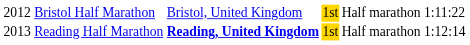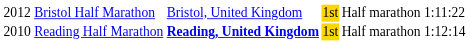(17, 31) 2013 -> (17, 31) 2010
